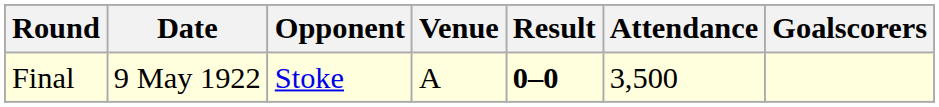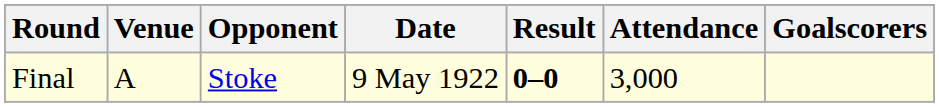columns swapped: (187, 28) <-> (459, 28)
(644, 76) 3,500 -> (644, 76) 3,000
